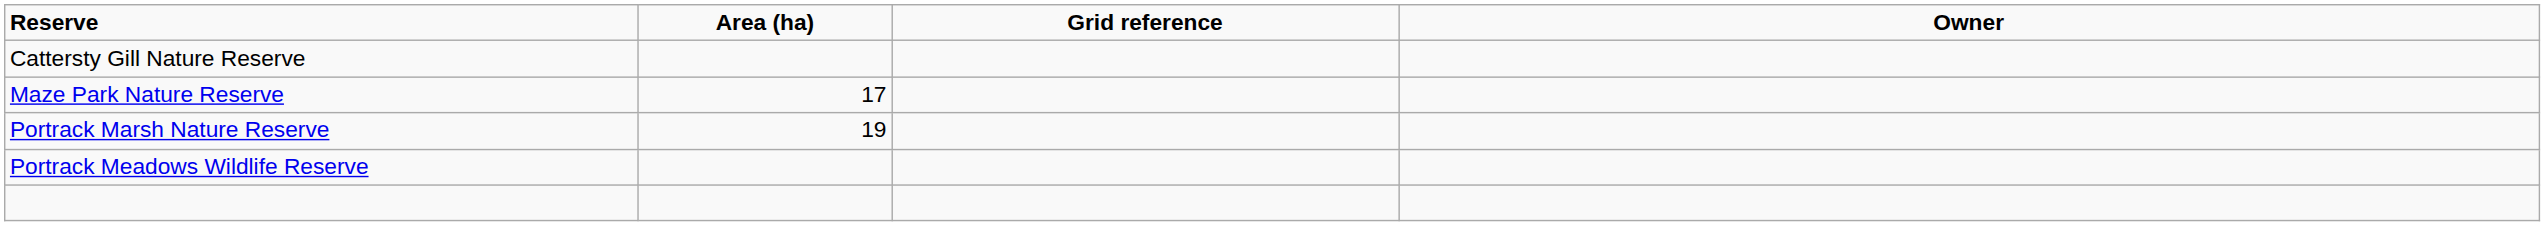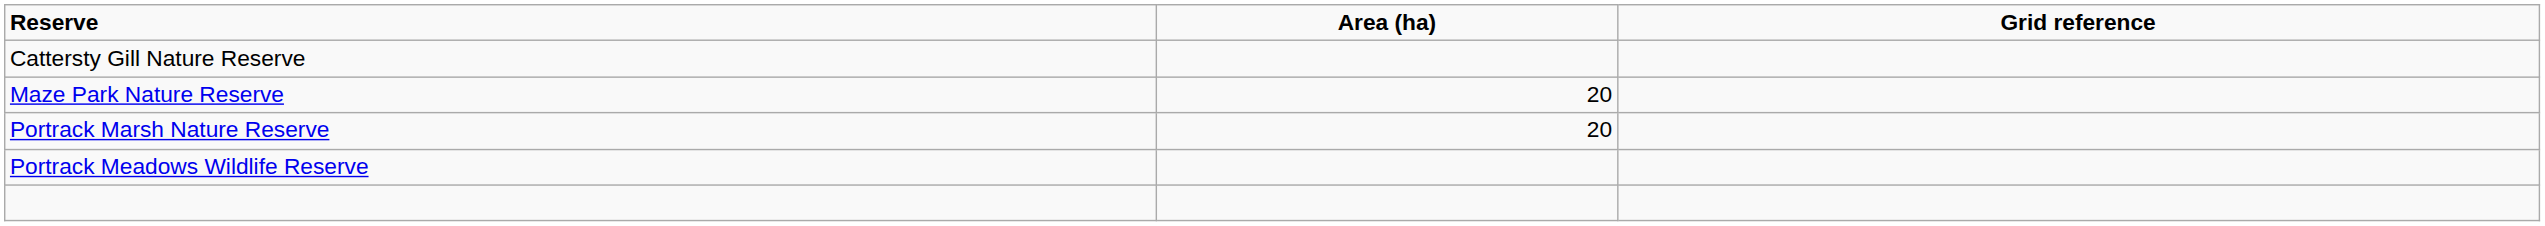- column: (1969, 22)
(874, 94) 17 -> (1599, 94) 20
(874, 130) 19 -> (1599, 130) 20
